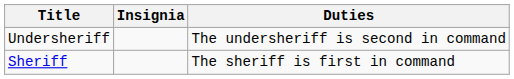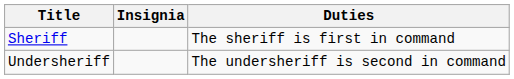rows swapped: (38, 62) <-> (59, 39)
